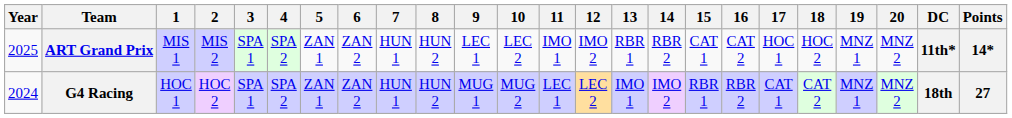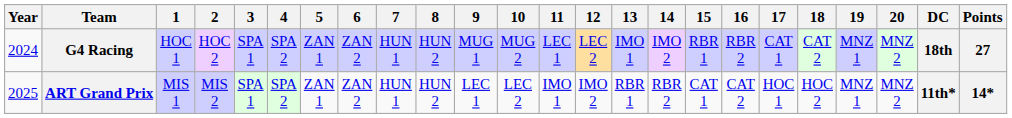rows swapped: (99, 92) <-> (99, 49)
